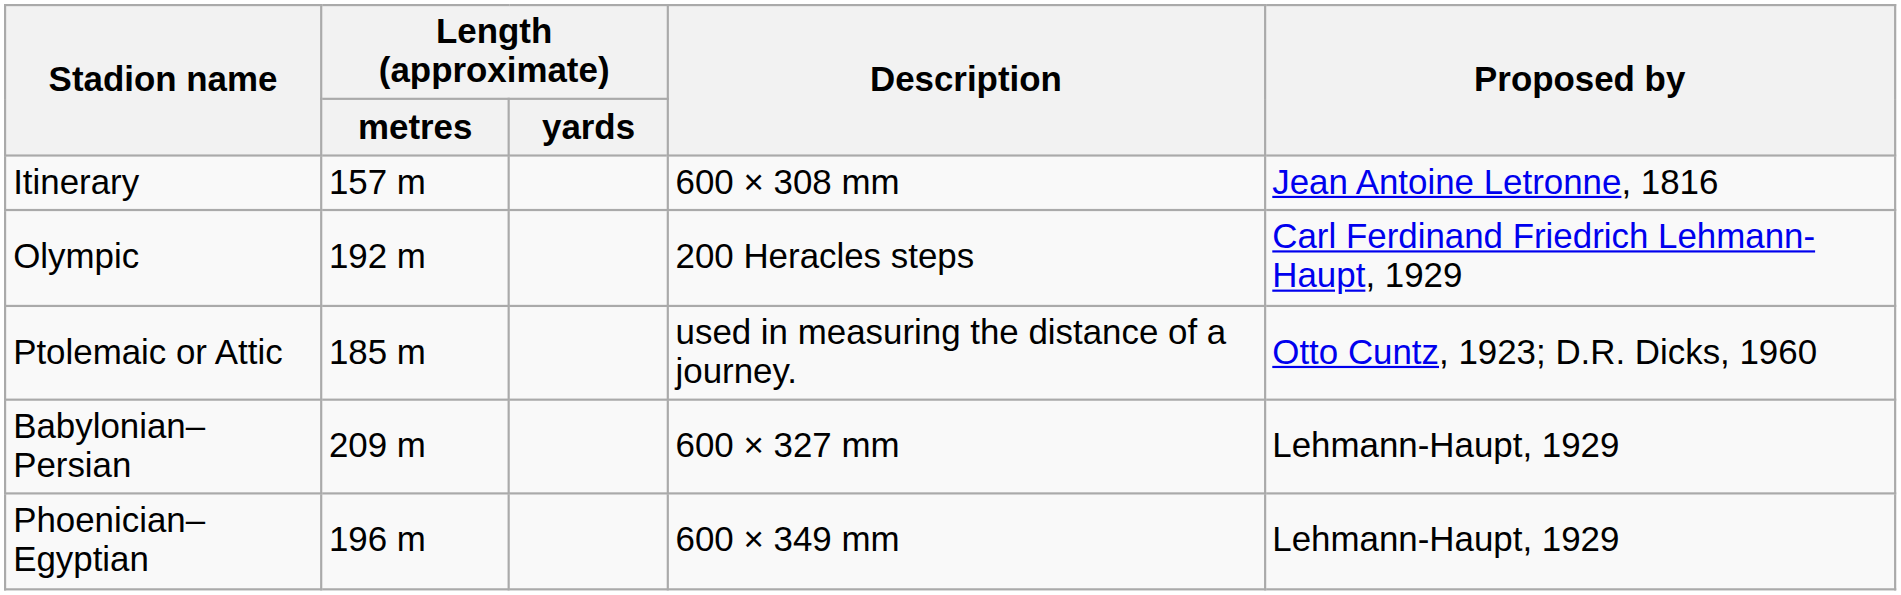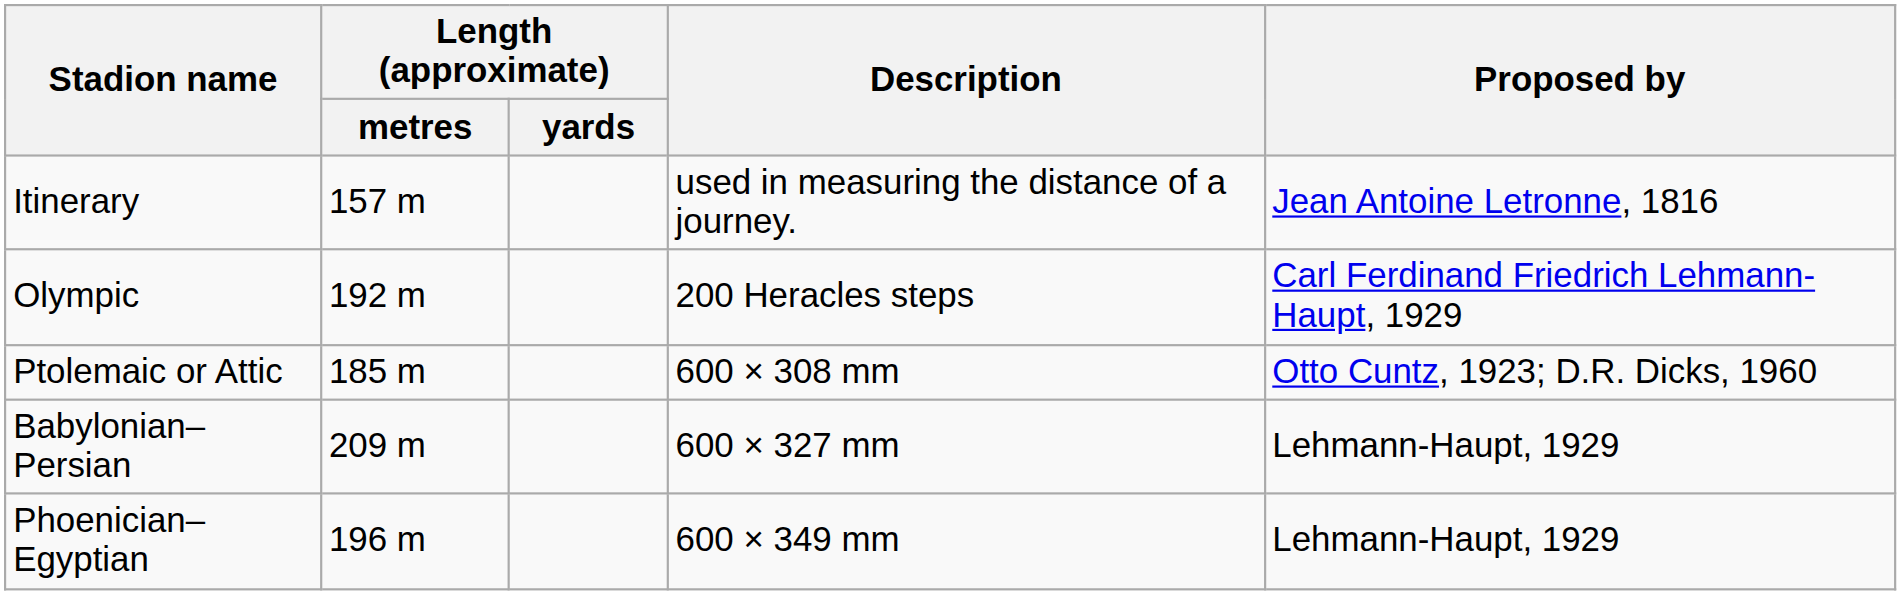(788, 182) 600 × 308 mm -> (951, 201) used in measuring the distance of a journey.
(951, 351) used in measuring the distance of a journey. -> (788, 371) 600 × 308 mm
